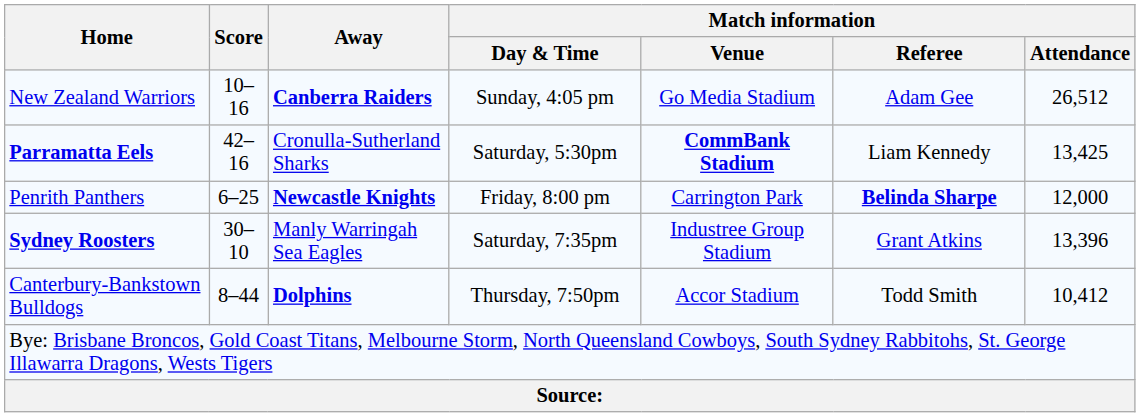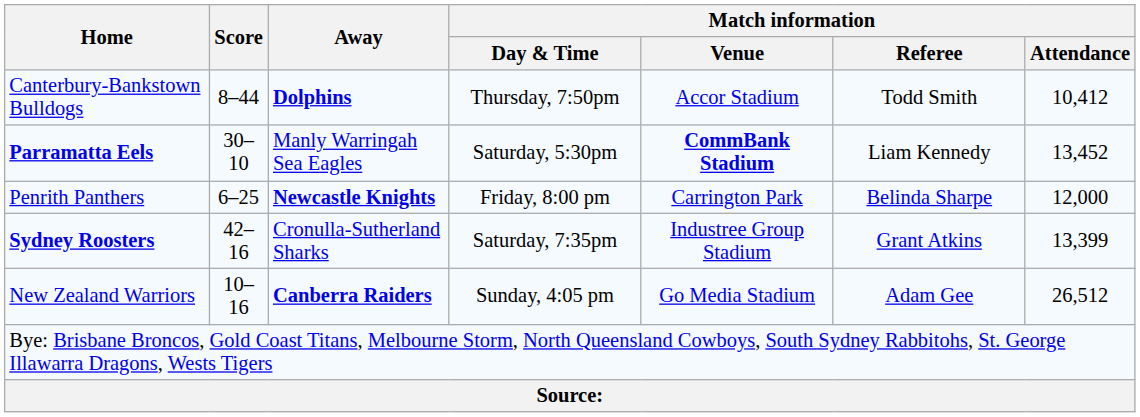rows swapped: (105, 296) <-> (102, 97)
(239, 152) 42–16 -> (239, 152) 30–10
(357, 152) Cronulla-Sutherland Sharks -> (345, 152) Manly Warringah Sea Eagles
(1080, 152) 13,425 -> (1080, 152) 13,452
(929, 196) bold -> (929, 196) normal
(239, 240) 30–10 -> (239, 240) 42–16
(345, 240) Manly Warringah Sea Eagles -> (357, 240) Cronulla-Sutherland Sharks
(1080, 240) 13,396 -> (1080, 240) 13,399
